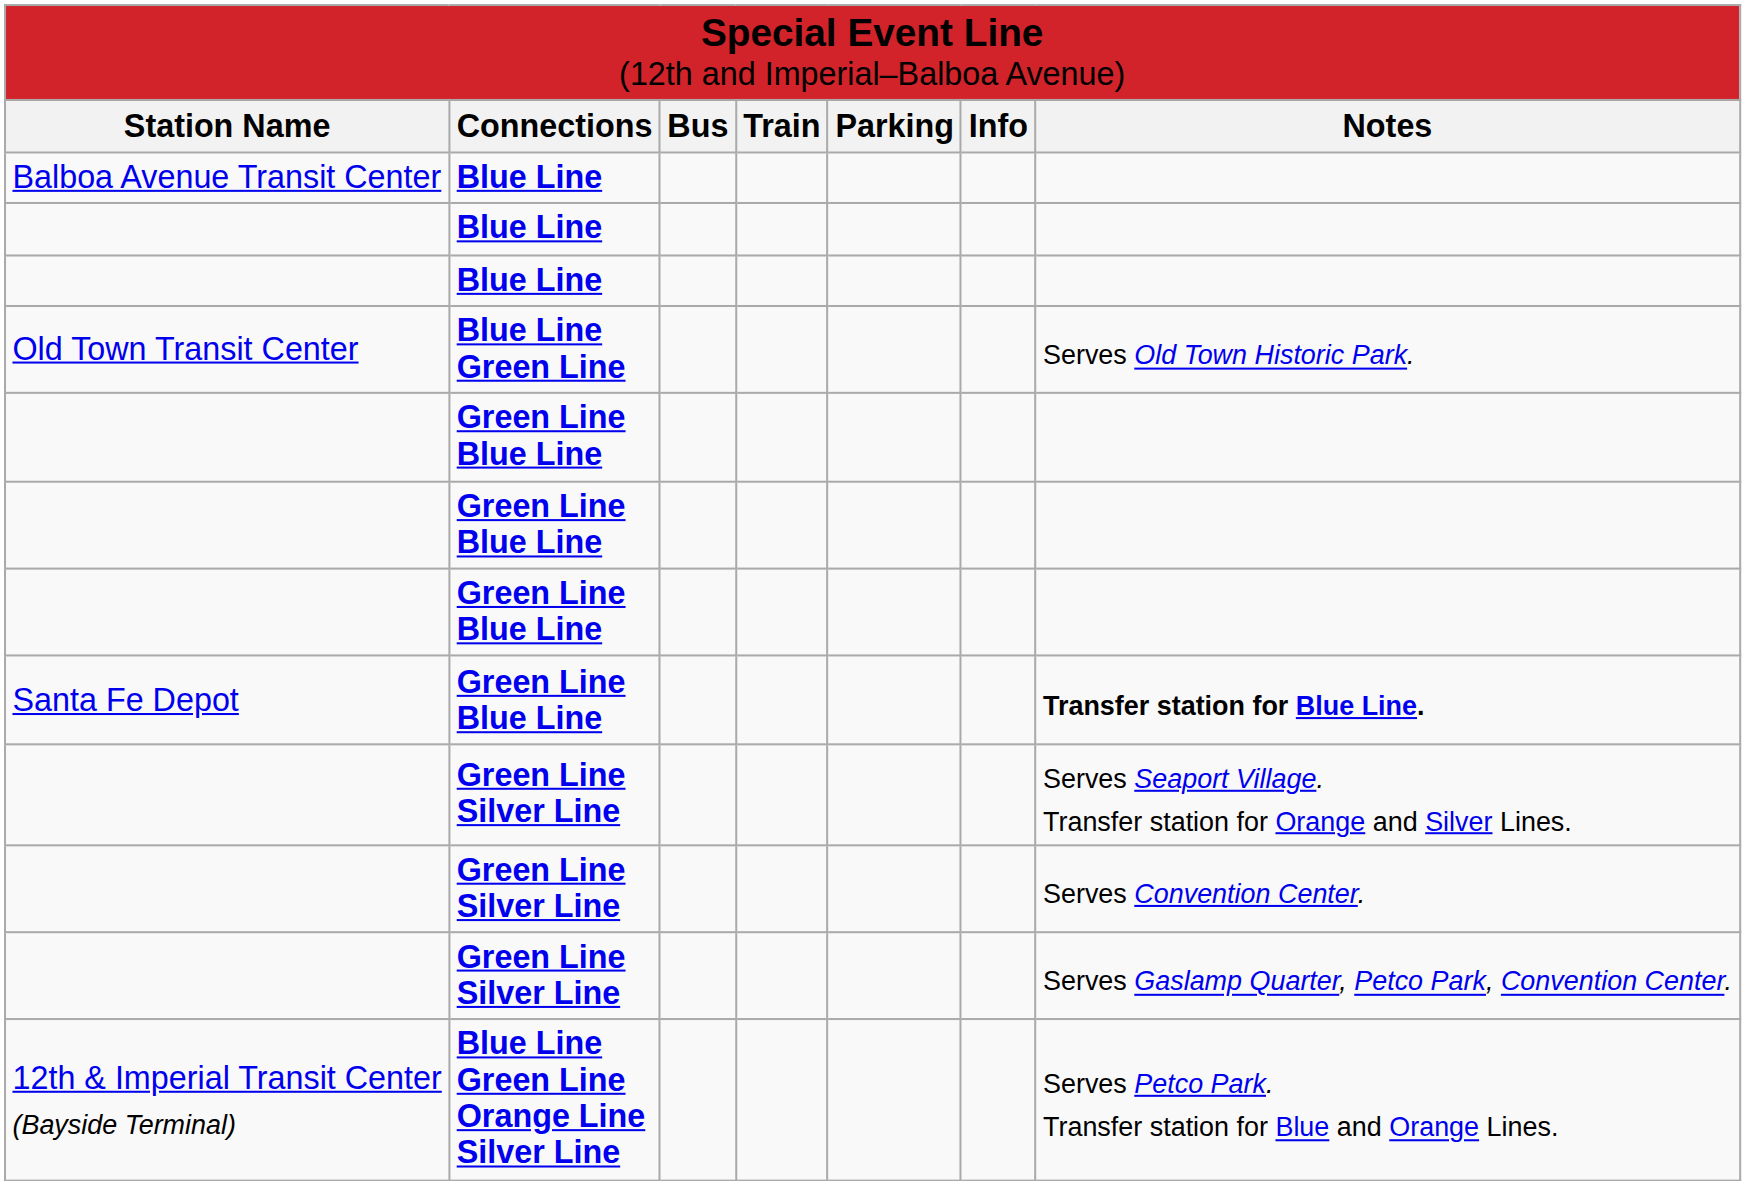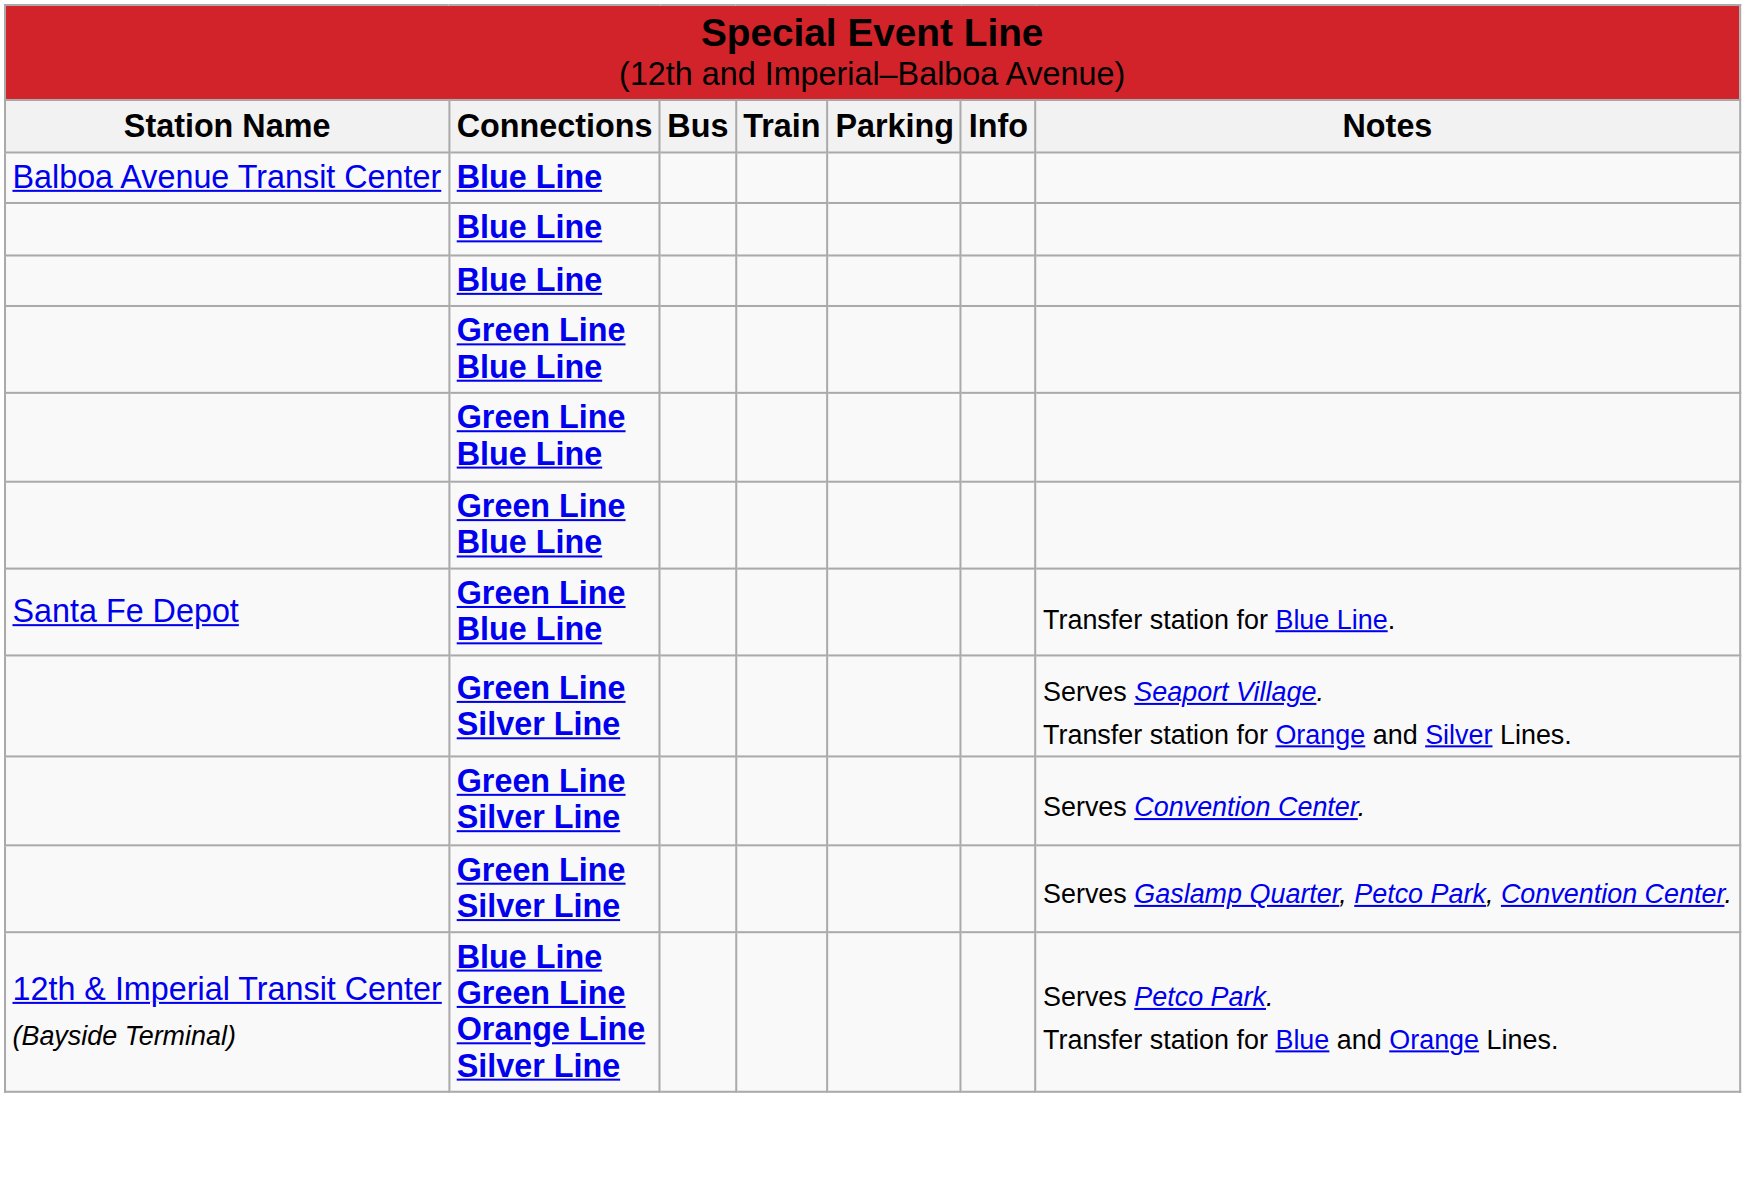- row: (186, 349)
(1234, 700) bold -> (1219, 619) normal
